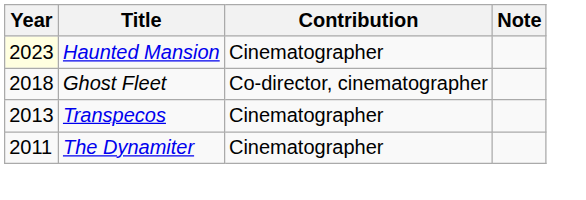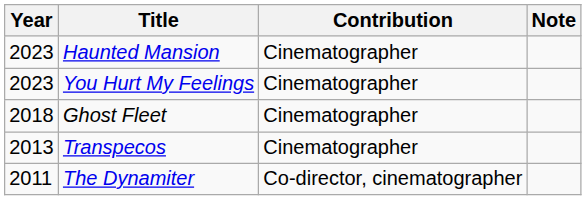(31, 52) lightyellow background -> (31, 52) no background
+ row: (159, 83)
(358, 83) Co-director, cinematographer -> (341, 115) Cinematographer
(306, 147) Cinematographer -> (393, 178) Co-director, cinematographer
